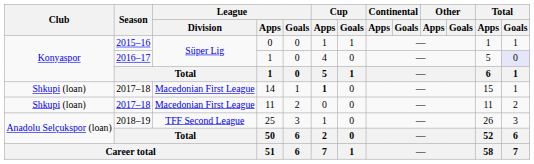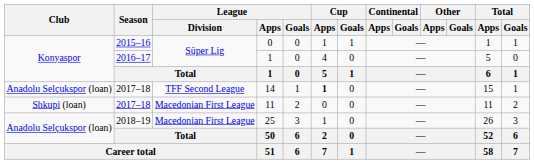(516, 58) lavender background -> (516, 58) no background
(59, 89) Shkupi (loan) -> (59, 89) Anadolu Selçukspor (loan)
(205, 89) Macedonian First League -> (205, 89) TFF Second League
(205, 120) TFF Second League -> (205, 120) Macedonian First League
